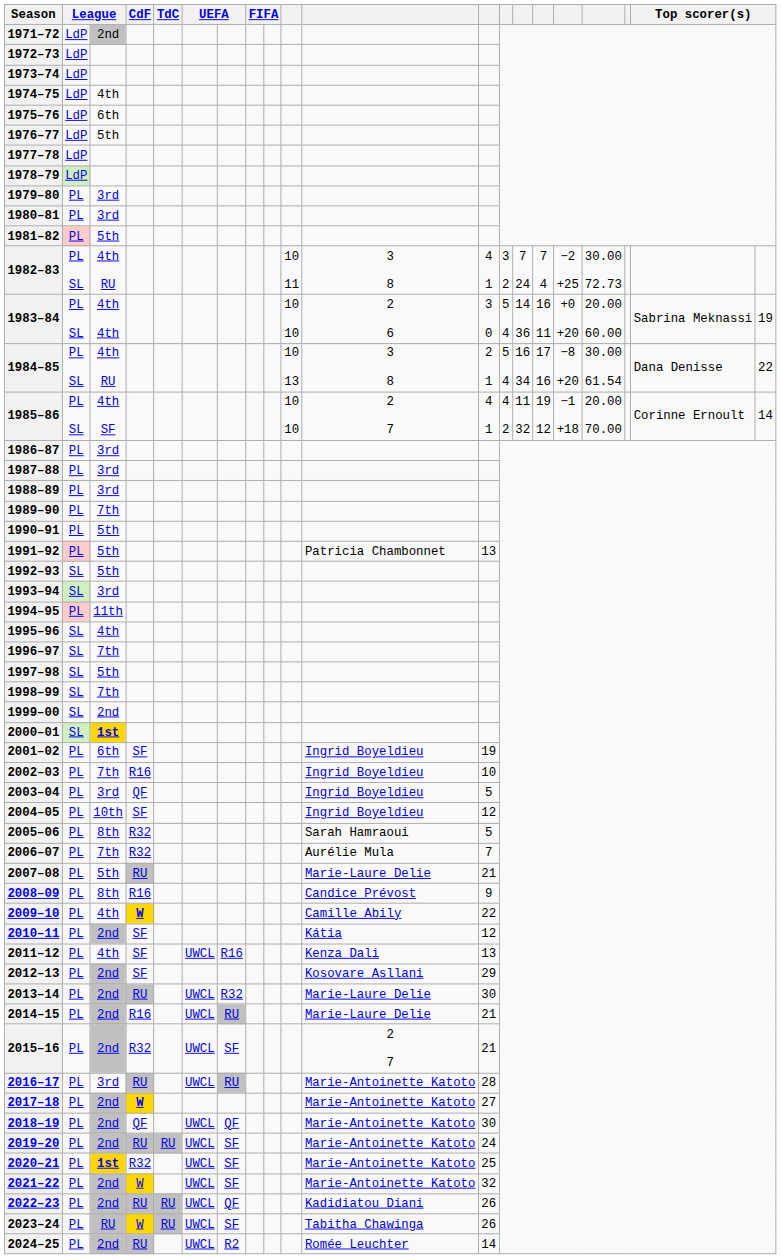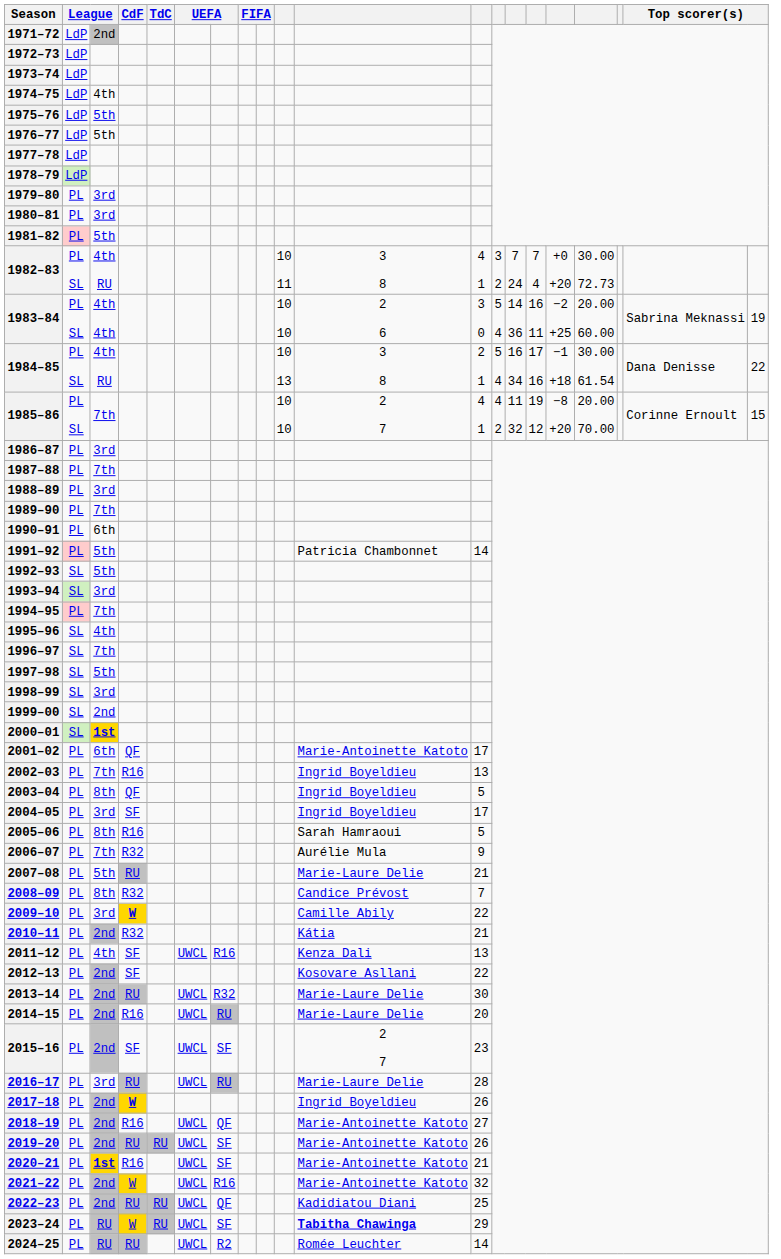(108, 115) 6th -> (104, 115) 5th
(568, 270) −2 +25 -> (560, 270) +0 +20
(568, 319) +0 +20 -> (560, 319) −2 +25
(568, 368) −8 +20 -> (560, 368) −1 +18
(108, 416) 4th SF -> (104, 416) 7th
(568, 416) −1 +18 -> (560, 416) −8 +20
(766, 416) 14 -> (758, 416) 15
(108, 471) 3rd -> (104, 471) 7th
(108, 531) 5th -> (104, 531) 6th
(489, 551) 13 -> (481, 551) 14
(108, 612) 11th -> (104, 612) 7th
(108, 692) 7th -> (104, 692) 3rd
(140, 753) SF -> (133, 753) QF
(364, 753) Ingrid Boyeldieu -> (383, 753) Marie-Antoinette Katoto
(489, 753) 19 -> (481, 753) 17
(489, 773) 10 -> (481, 773) 13
(108, 793) 3rd -> (104, 793) 8th
(108, 813) 10th -> (104, 813) 3rd
(489, 813) 12 -> (481, 813) 17
(140, 833) R32 -> (133, 833) R16
(489, 853) 7 -> (481, 853) 9
(140, 893) R16 -> (133, 893) R32
(489, 893) 9 -> (481, 893) 7
(108, 914) 4th -> (104, 914) 3rd
(140, 934) SF -> (133, 934) R32
(489, 934) 12 -> (481, 934) 21
(489, 974) 29 -> (481, 974) 22
(489, 1014) 21 -> (481, 1014) 20
(140, 1049) R32 -> (133, 1049) SF
(489, 1049) 21 -> (481, 1049) 23
(390, 1083) Marie-Antoinette Katoto -> (361, 1083) Marie-Laure Delie
(390, 1103) Marie-Antoinette Katoto -> (357, 1103) Ingrid Boyeldieu
(489, 1103) 27 -> (481, 1103) 26
(140, 1123) QF -> (133, 1123) R16
(489, 1123) 30 -> (481, 1123) 27
(489, 1143) 24 -> (481, 1143) 26
(140, 1163) R32 -> (133, 1163) R16
(489, 1163) 25 -> (481, 1163) 21
(232, 1184) SF -> (224, 1184) R16
(489, 1204) 26 -> (481, 1204) 25
(364, 1224) normal -> (357, 1224) bold
(489, 1224) 26 -> (481, 1224) 29
(108, 1244) 2nd -> (104, 1244) RU
